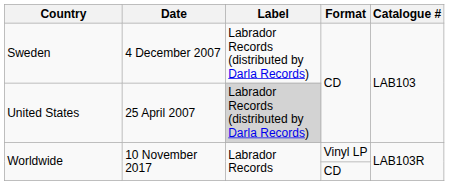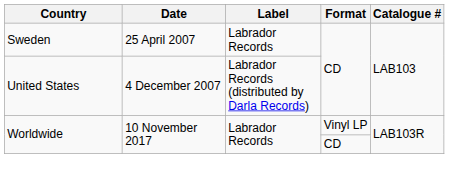(173, 53) 4 December 2007 -> (160, 39) 25 April 2007
(269, 53) Labrador Records (distributed by Darla Records) -> (252, 39) Labrador Records
(160, 112) 25 April 2007 -> (173, 85) 4 December 2007
(269, 112) lightgrey background -> (269, 85) no background
